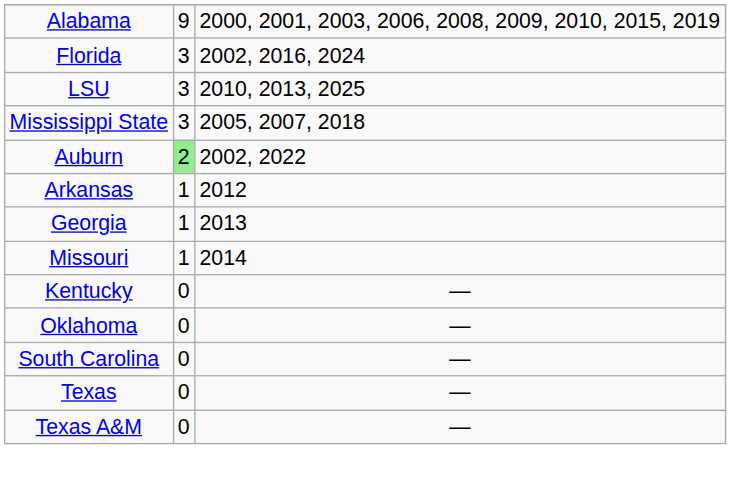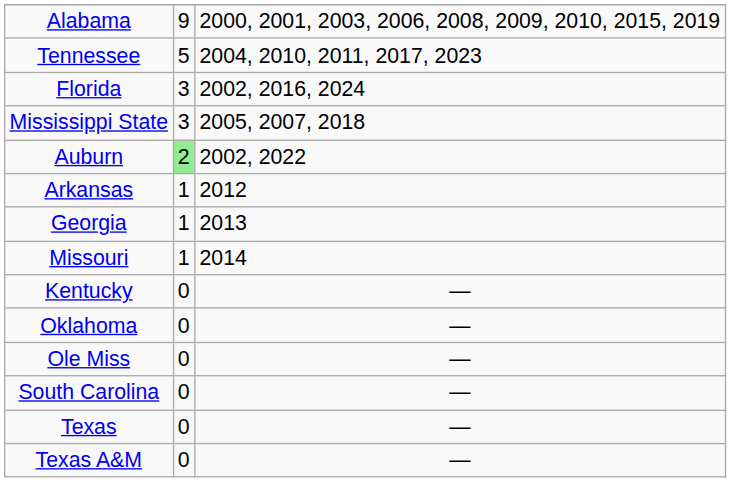+ row: (89, 55)
- row: (89, 88)
+ row: (89, 358)
